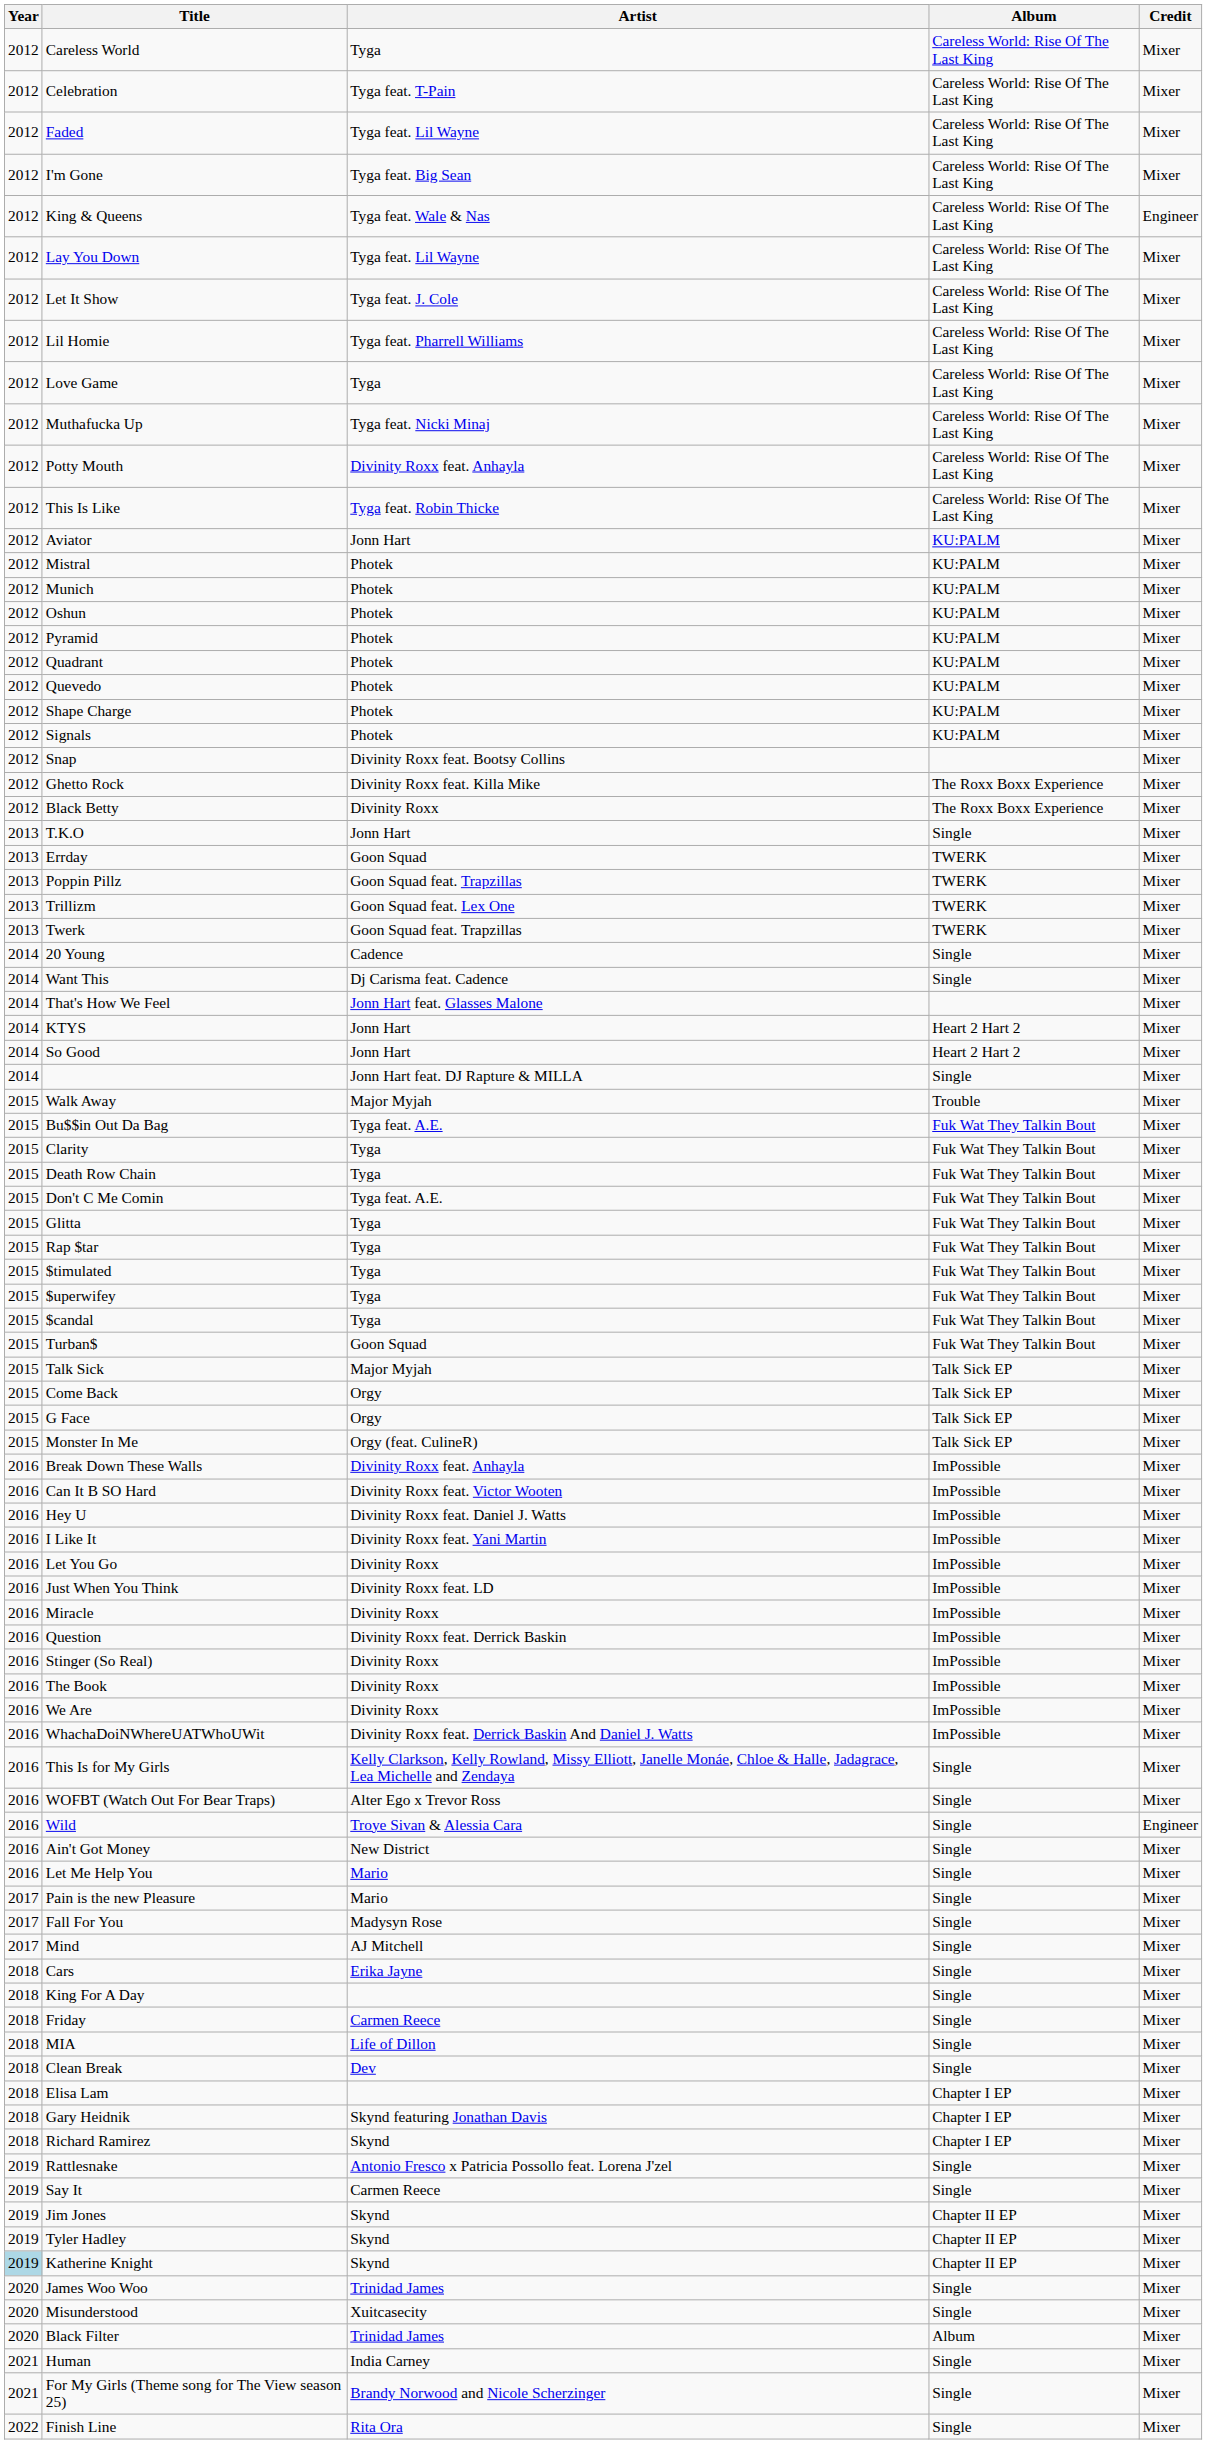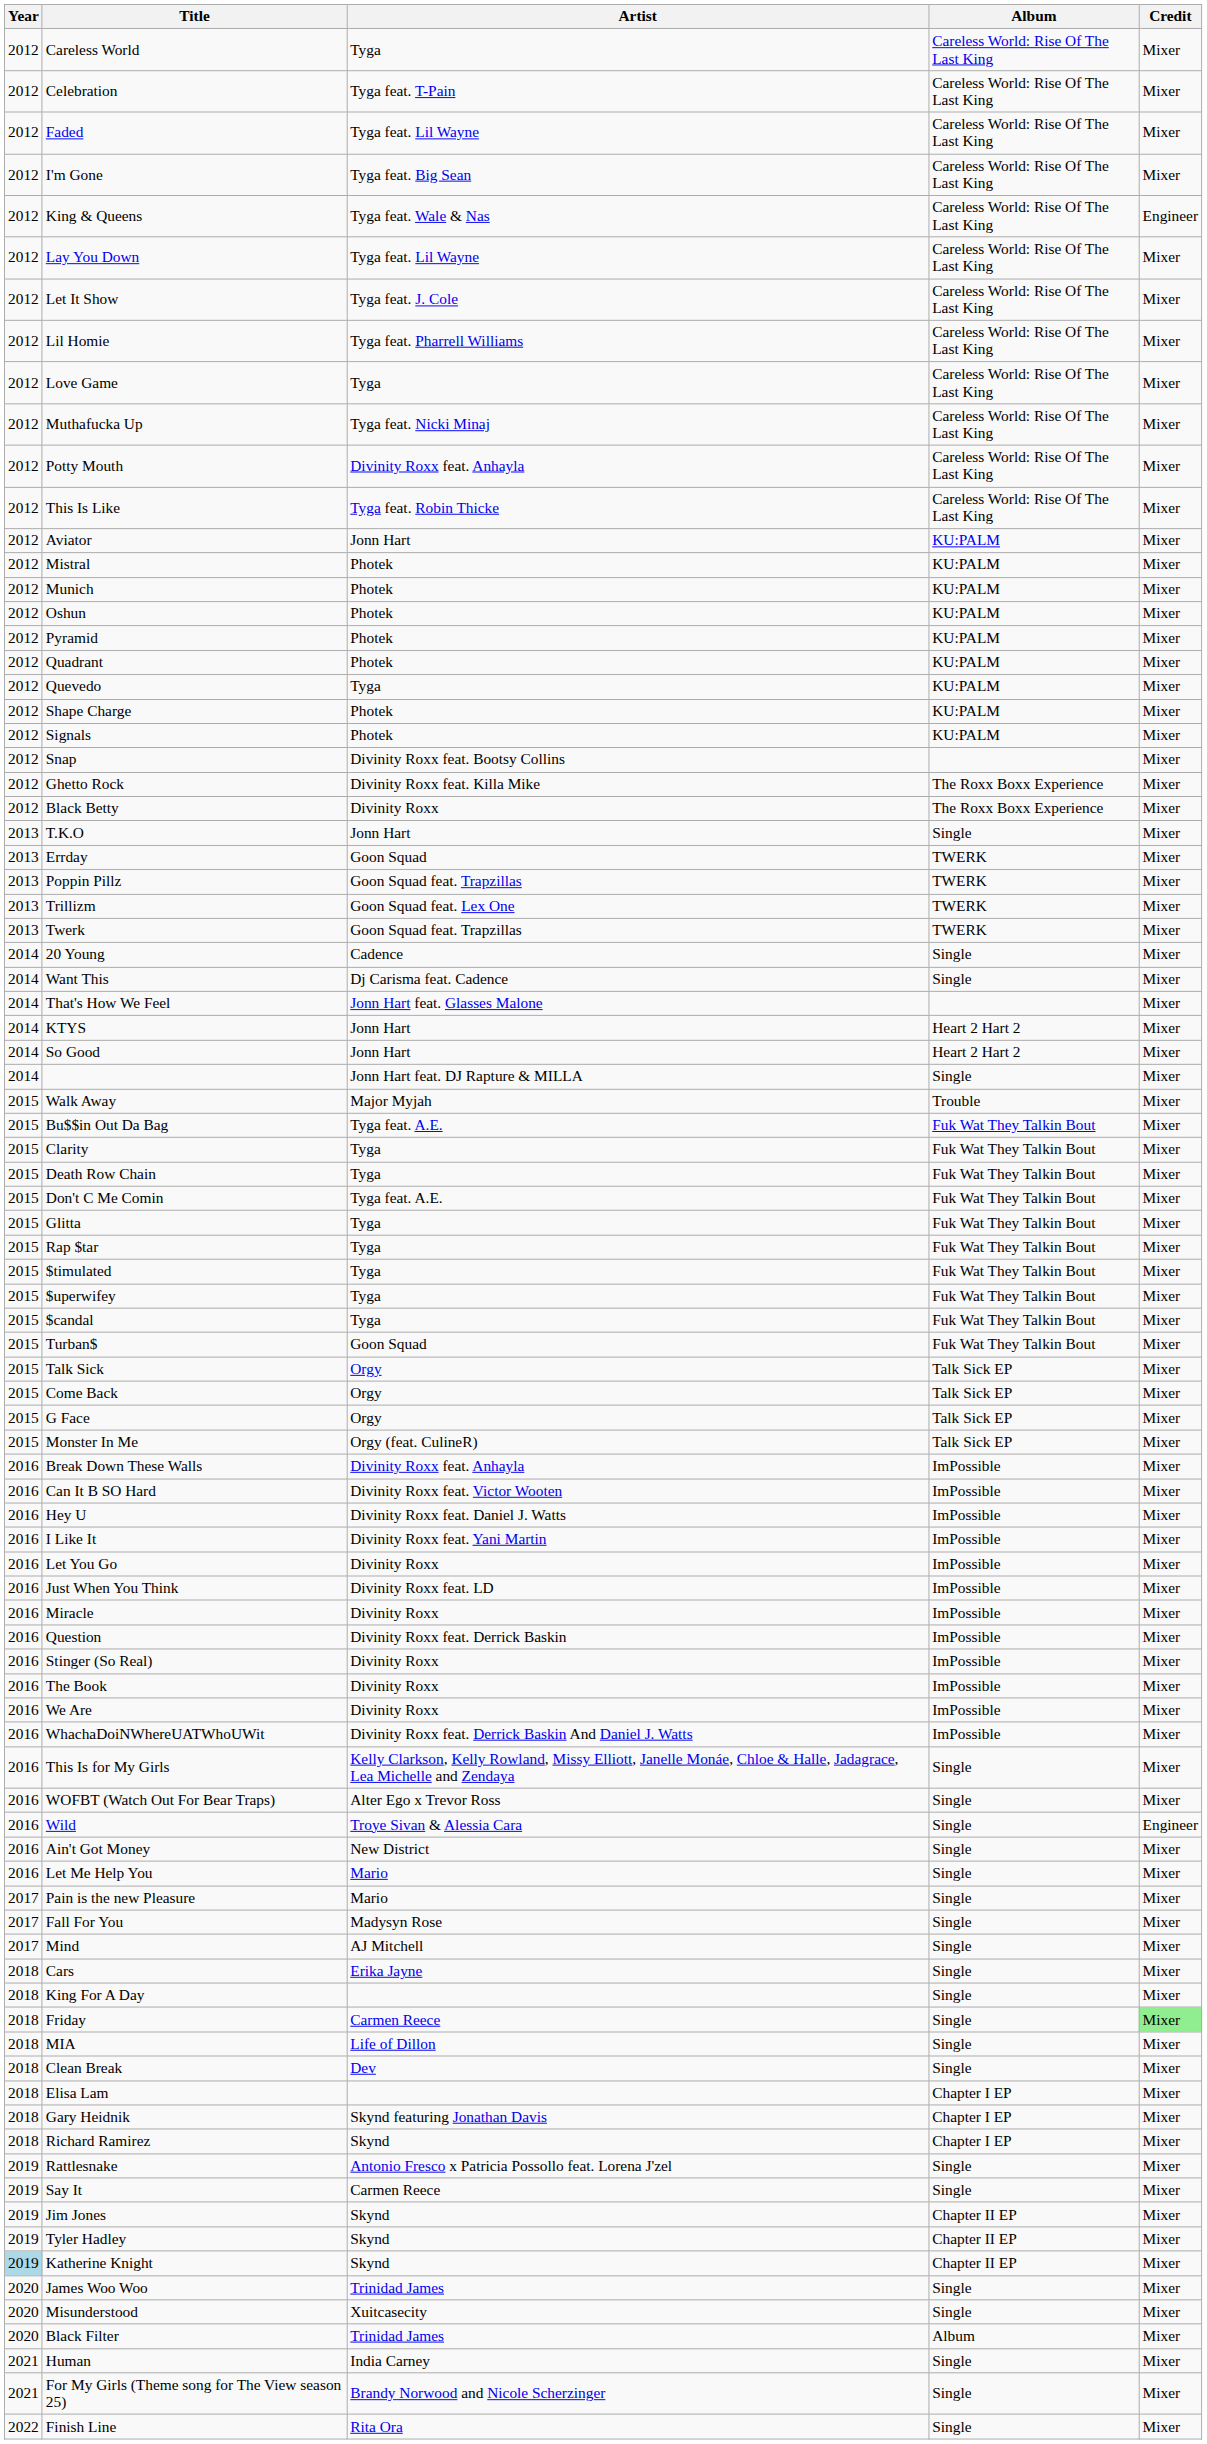(372, 686) Photek -> (366, 686) Tyga
(391, 1368) Major Myjah -> (366, 1368) Orgy
(1161, 2019) no background -> (1161, 2019) lightgreen background
